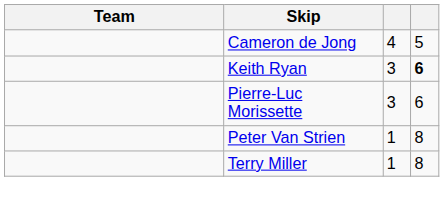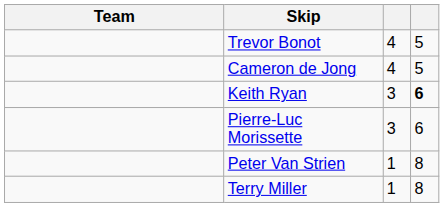+ row: (274, 42)
